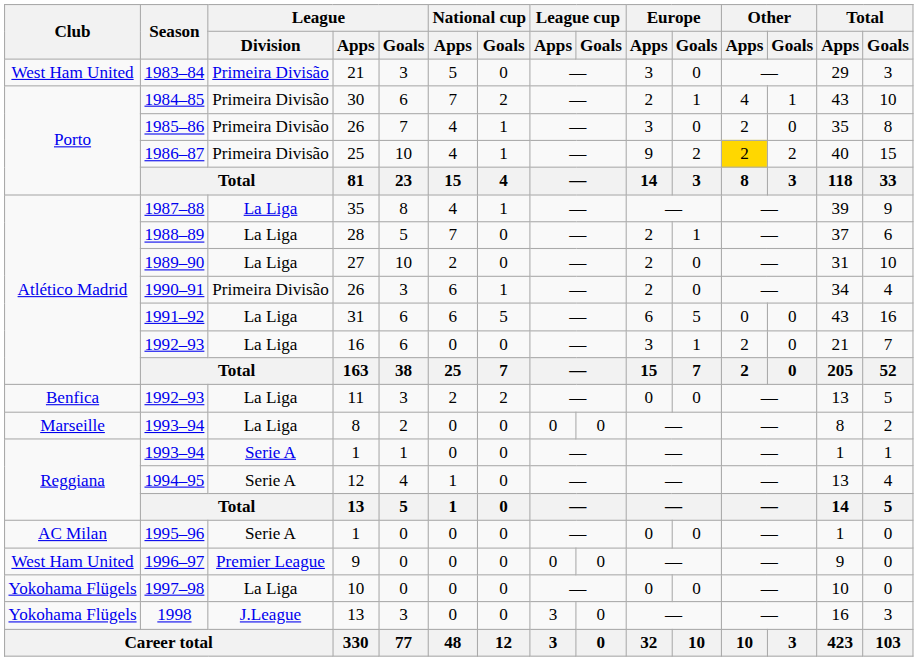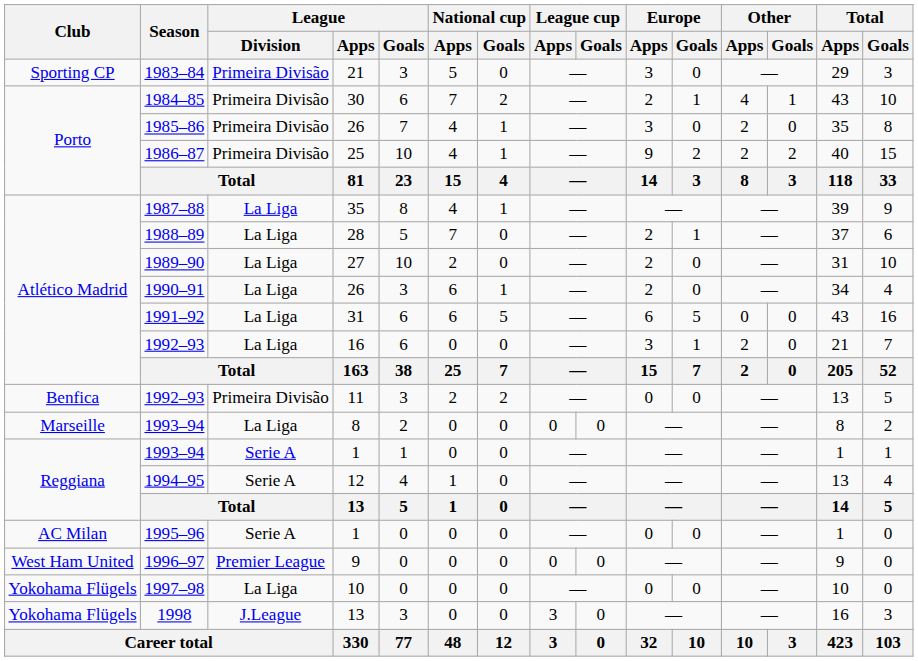(73, 72) West Ham United -> (73, 72) Sporting CP
(744, 153) gold background -> (744, 153) no background
(271, 289) Primeira Divisão -> (271, 289) La Liga
(271, 398) La Liga -> (271, 398) Primeira Divisão
